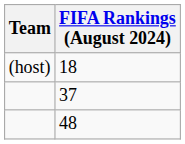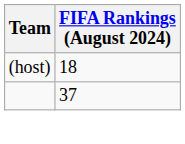- row: (68, 124)
